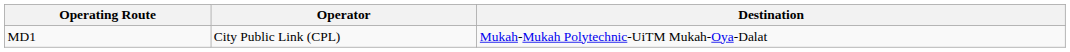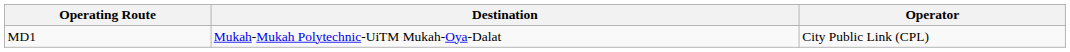columns swapped: (771, 15) <-> (344, 15)
